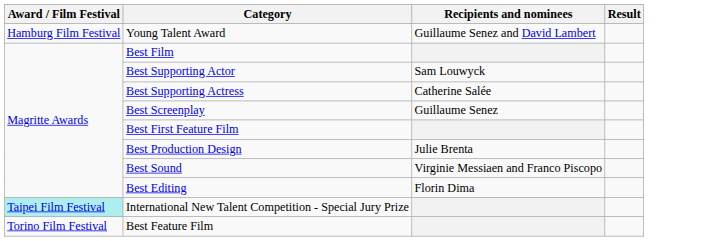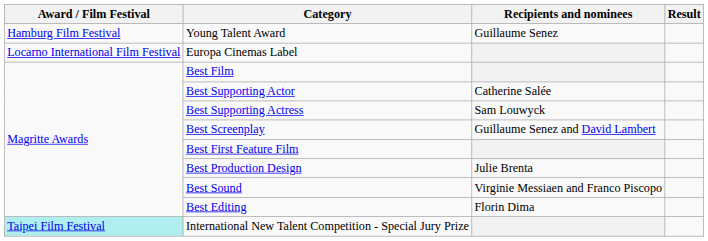(505, 33) Guillaume Senez and David Lambert -> (516, 33) Guillaume Senez
+ row: (242, 52)
(450, 71) Sam Louwyck -> (513, 91) Catherine Salée
(453, 91) Catherine Salée -> (510, 110) Sam Louwyck
(456, 110) Guillaume Senez -> (565, 129) Guillaume Senez and David Lambert
- row: (170, 226)
